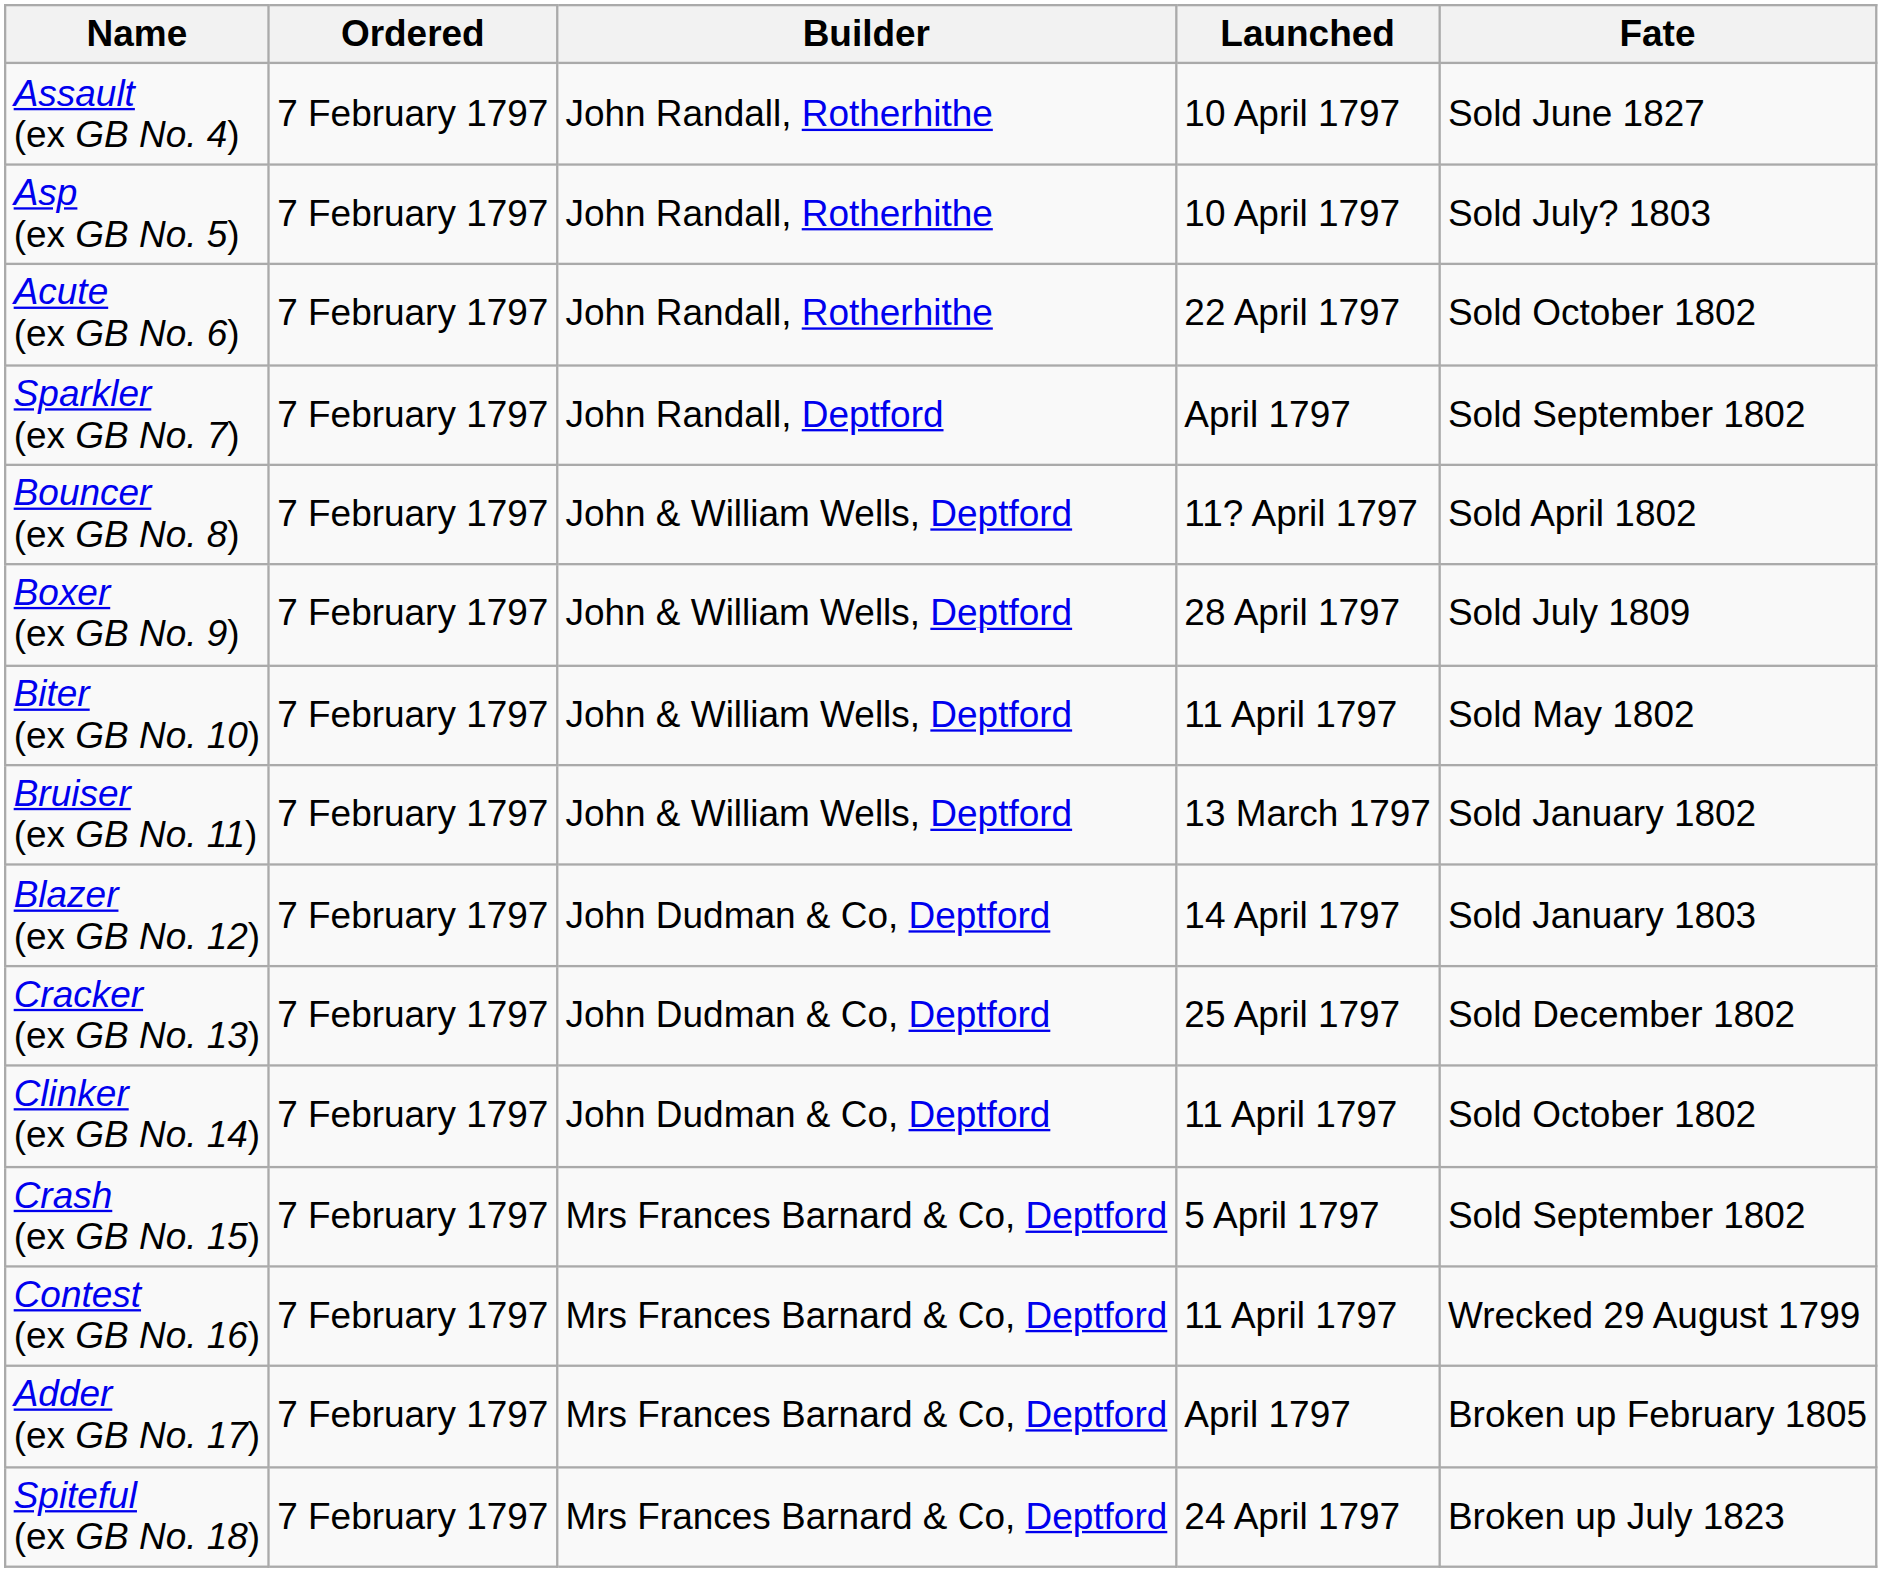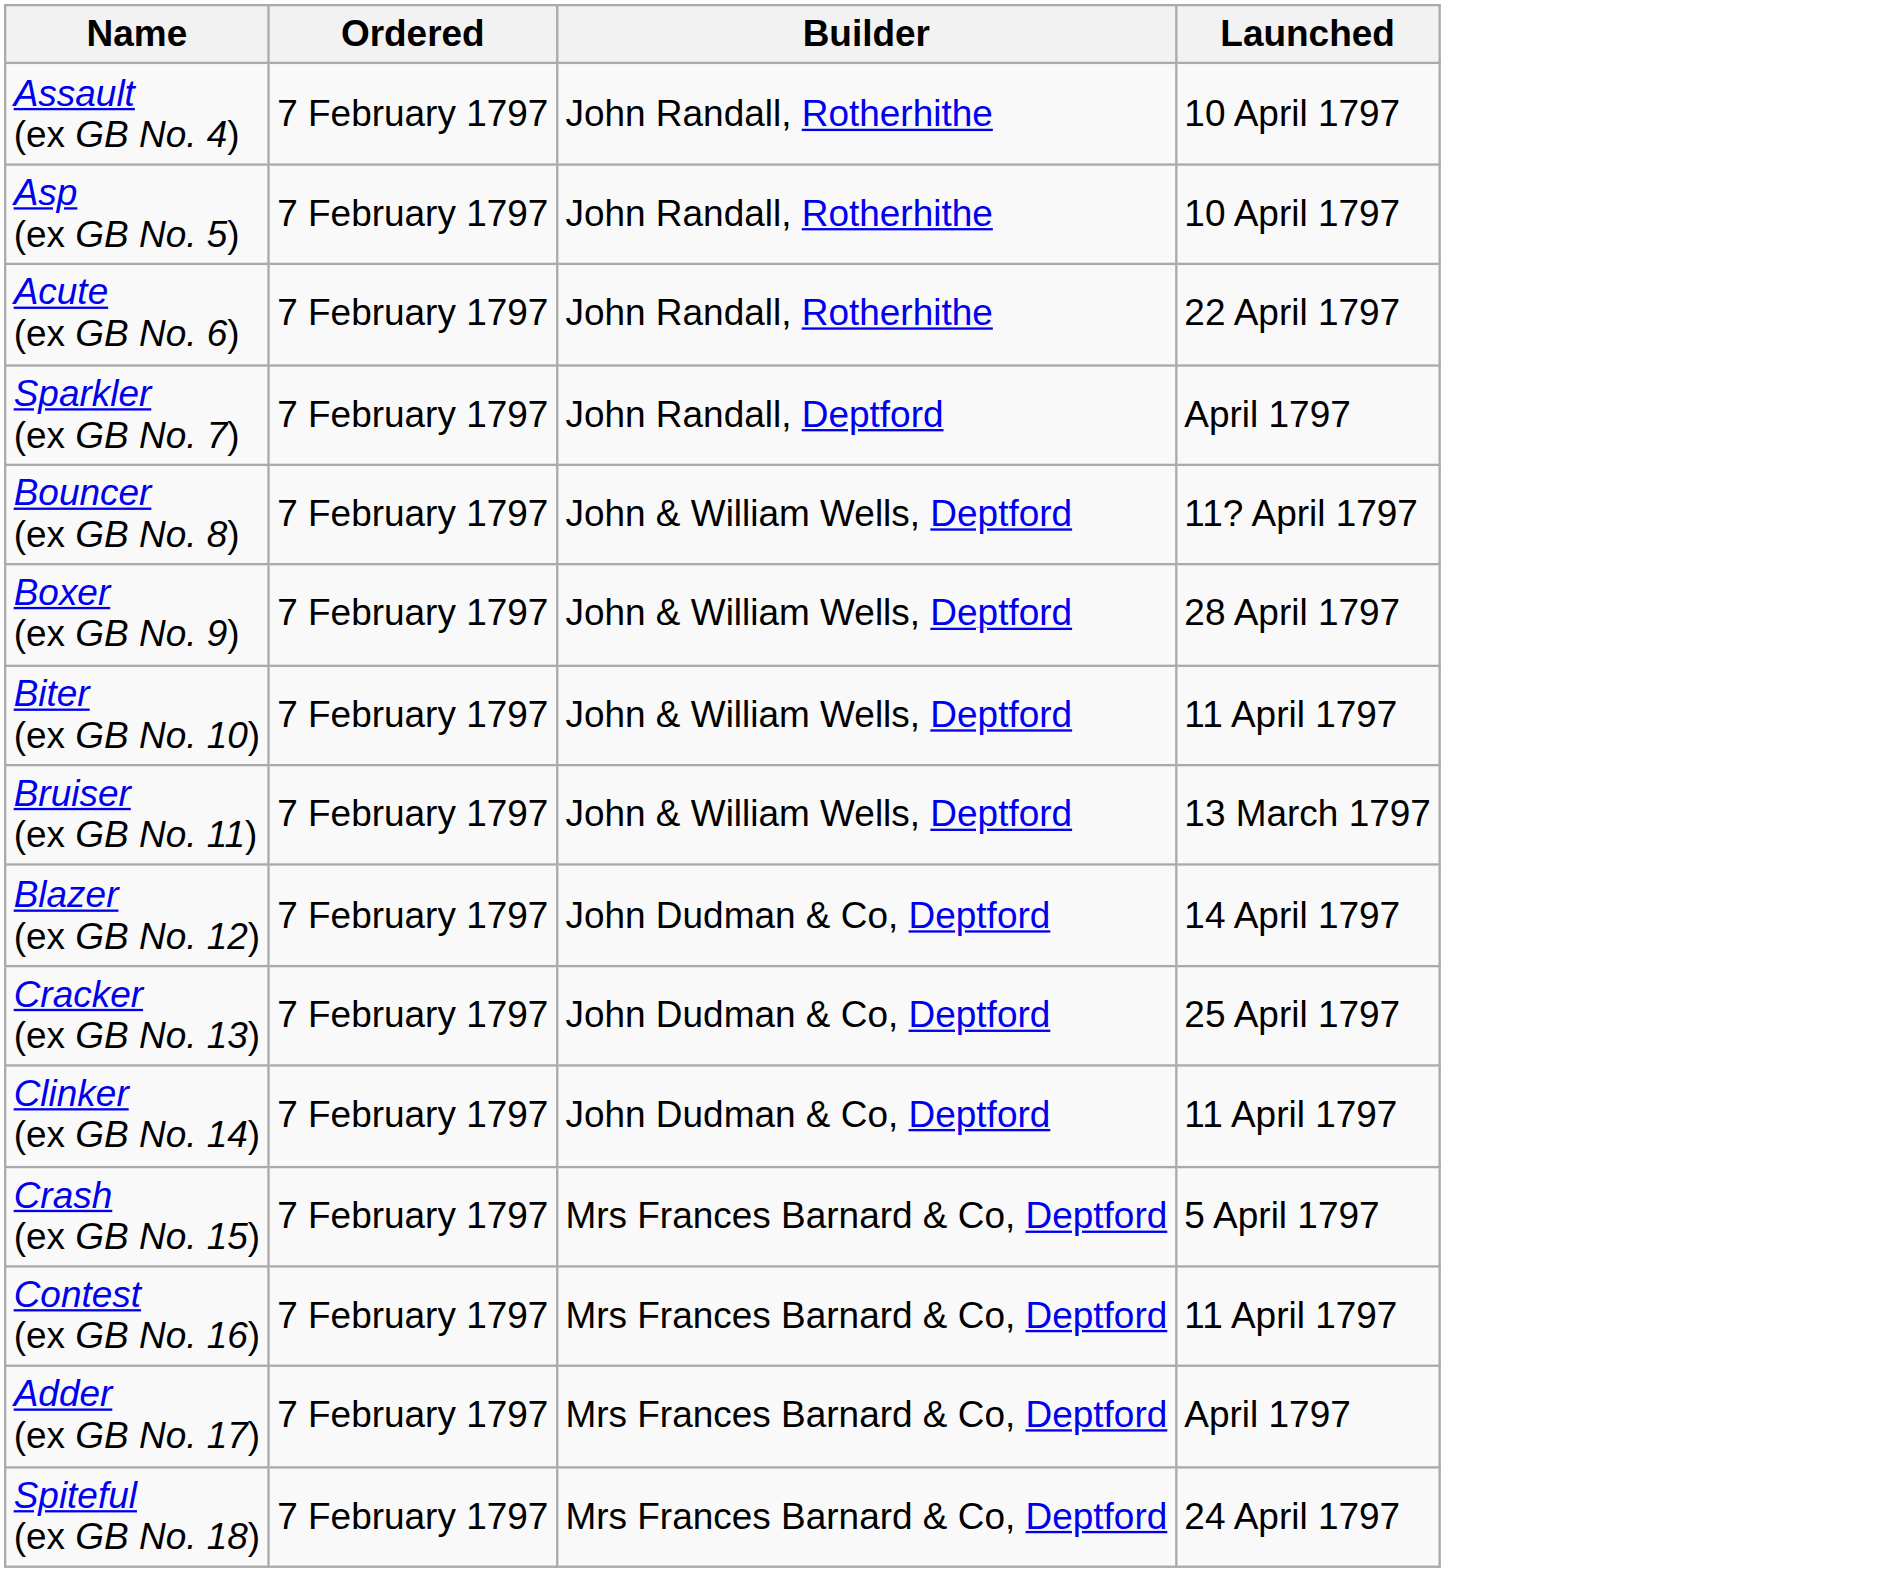- column: (1657, 33)
